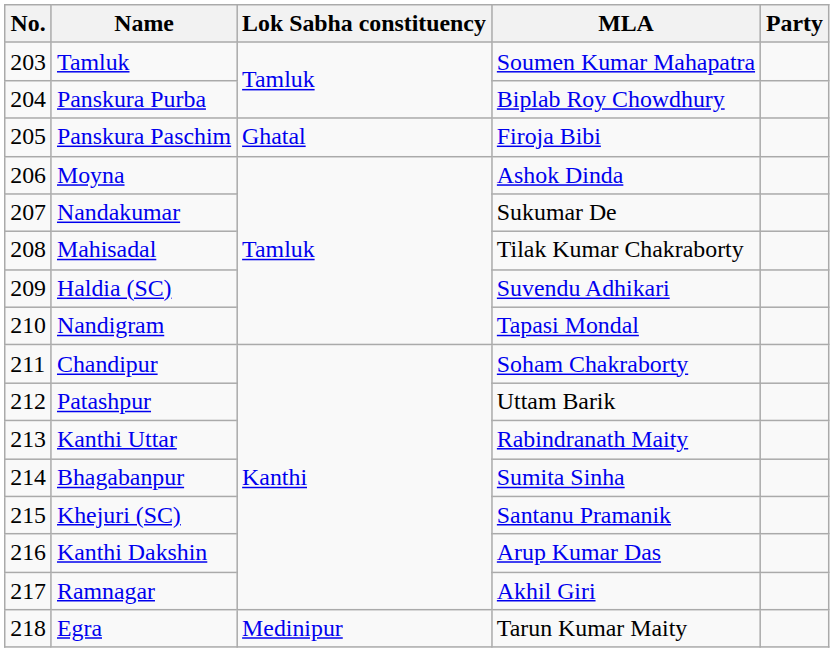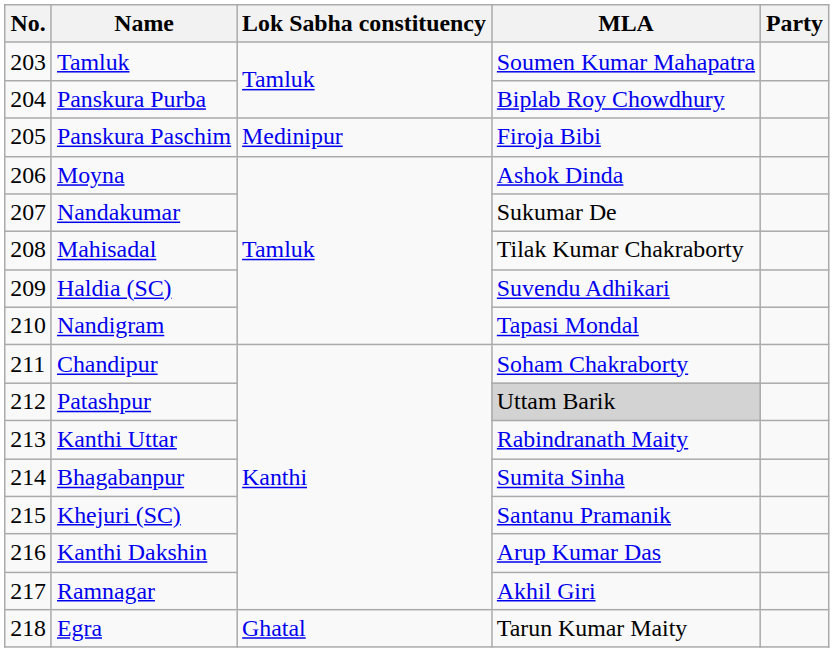(274, 136) Ghatal -> (292, 136) Medinipur
(556, 401) no background -> (556, 401) lightgrey background
(292, 628) Medinipur -> (274, 628) Ghatal
